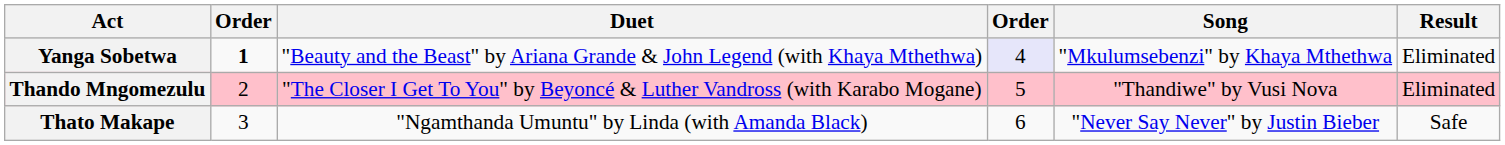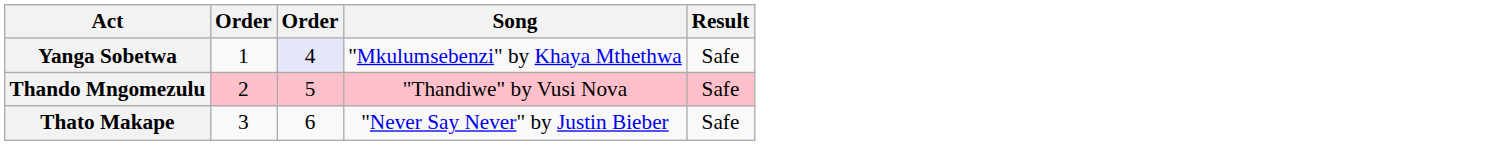- column: (632, 21)
(243, 55) bold -> (243, 55) normal
(1449, 55) Eliminated -> (720, 55) Safe
(1449, 88) Eliminated -> (720, 88) Safe
